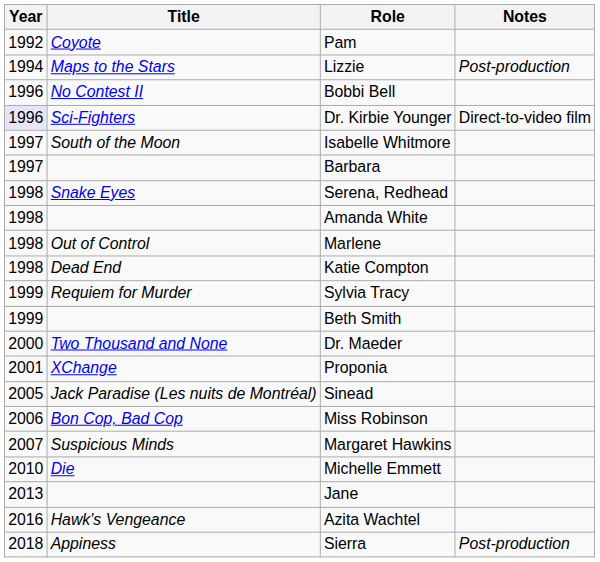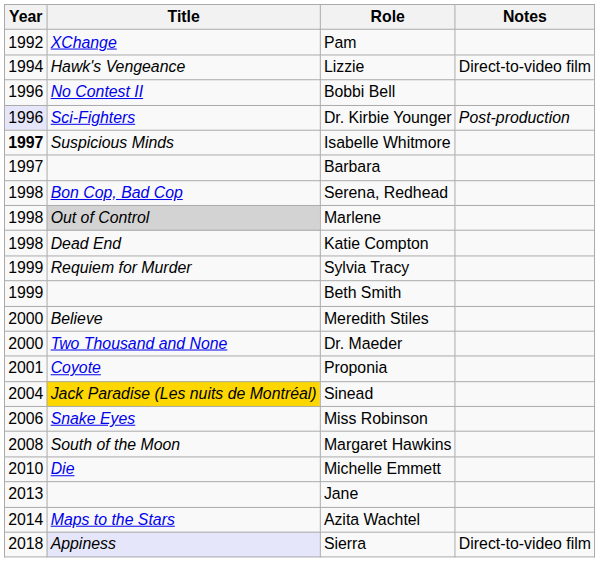(76, 42) Coyote -> (84, 42) XChange
(113, 67) Maps to the Stars -> (118, 67) Hawk's Vengeance
(514, 67) Post-production -> (525, 67) Direct-to-video film
(525, 117) Direct-to-video film -> (514, 117) Post-production
(26, 142) normal -> (26, 142) bold
(115, 142) South of the Moon -> (112, 142) Suspicious Minds
(93, 192) Snake Eyes -> (117, 192) Bon Cop, Bad Cop
- row: (376, 218)
(100, 243) no background -> (100, 218) lightgrey background
+ row: (376, 318)
(84, 368) XChange -> (76, 368) Coyote
(26, 393) 2005 -> (26, 393) 2004
(184, 393) no background -> (184, 393) gold background
(117, 419) Bon Cop, Bad Cop -> (93, 419) Snake Eyes
(26, 444) 2007 -> (26, 444) 2008
(112, 444) Suspicious Minds -> (115, 444) South of the Moon
(26, 519) 2016 -> (26, 519) 2014
(118, 519) Hawk's Vengeance -> (113, 519) Maps to the Stars
(83, 544) no background -> (83, 544) lavender background
(514, 544) Post-production -> (525, 544) Direct-to-video film
